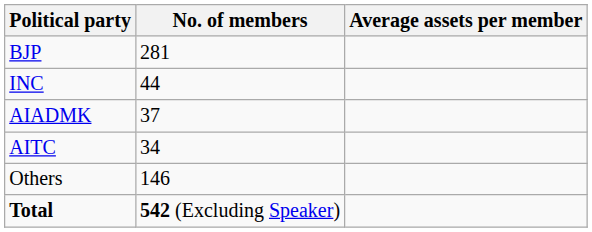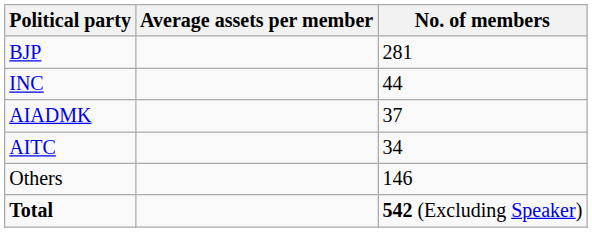columns swapped: (240, 20) <-> (466, 20)
